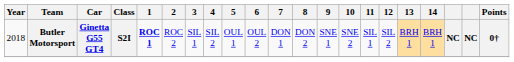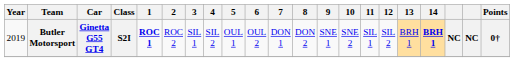(16, 37) 2018 -> (16, 37) 2019
(433, 37) normal -> (433, 37) bold
